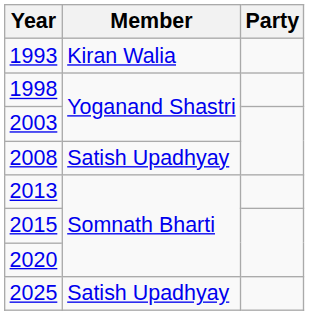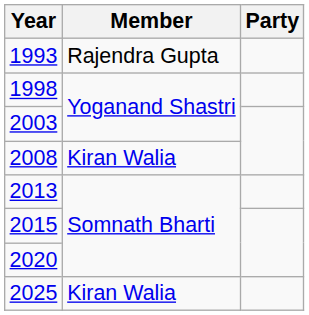(122, 55) Kiran Walia -> (143, 55) Rajendra Gupta
(148, 157) Satish Upadhyay -> (122, 157) Kiran Walia
(148, 293) Satish Upadhyay -> (122, 293) Kiran Walia
